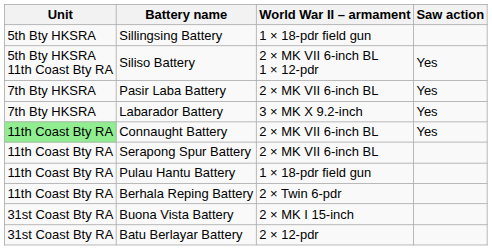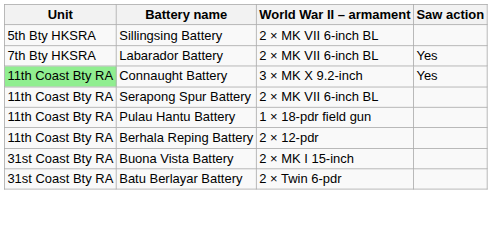(315, 35) 1 × 18-pdr field gun -> (319, 35) 2 × MK VII 6-inch BL
- row: (157, 63)
- row: (173, 91)
(311, 111) 3 × MK X 9.2-inch -> (319, 55) 2 × MK VII 6-inch BL
(319, 132) 2 × MK VII 6-inch BL -> (311, 76) 3 × MK X 9.2-inch
(300, 193) 2 × Twin 6-pdr -> (289, 138) 2 × 12-pdr
(289, 234) 2 × 12-pdr -> (300, 179) 2 × Twin 6-pdr
